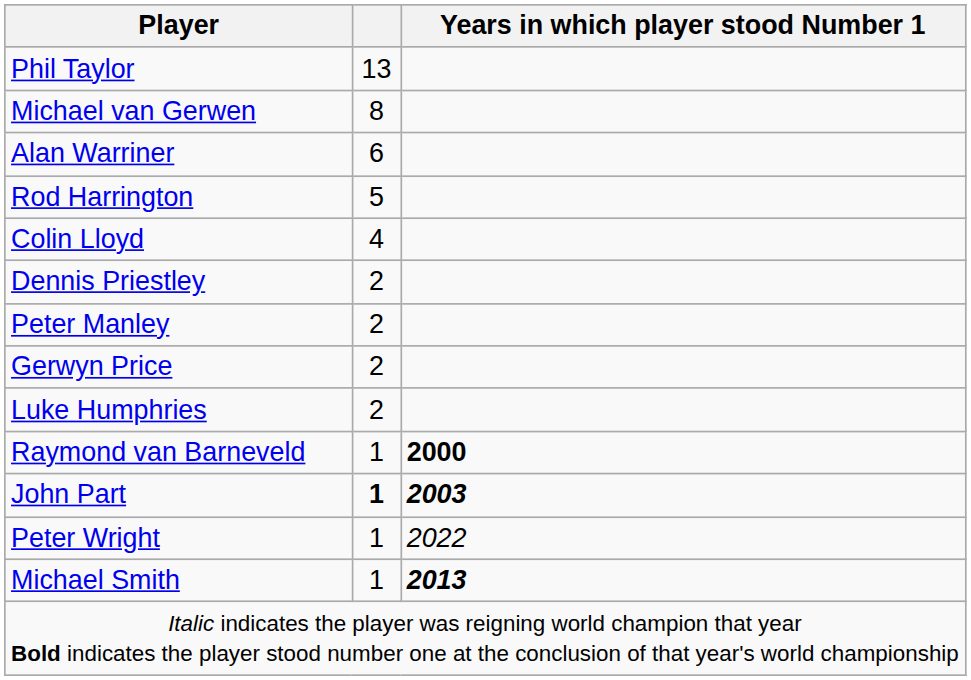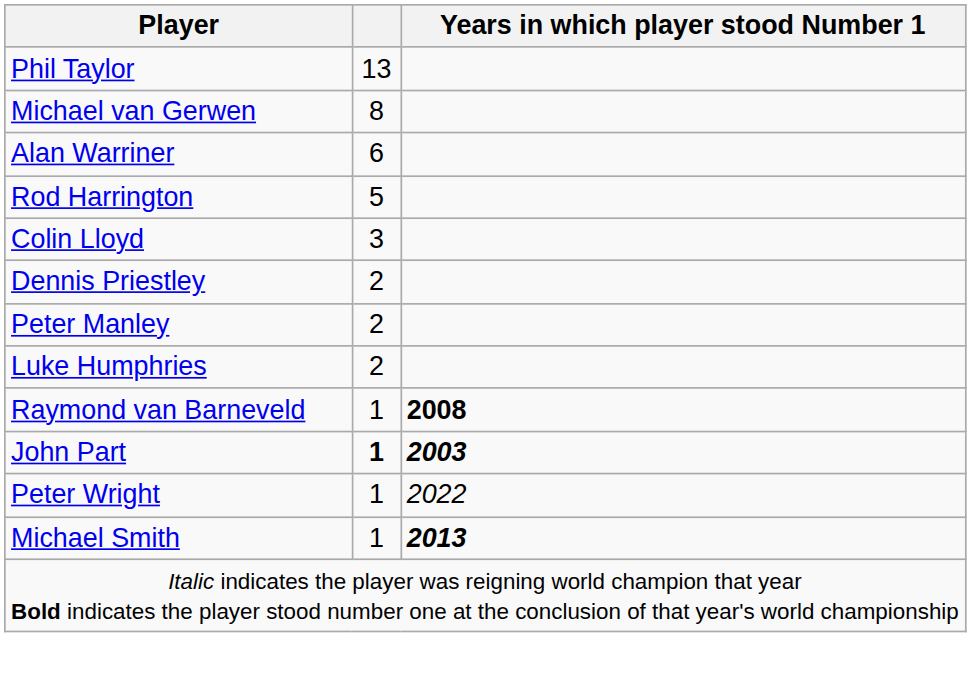(377, 238) 4 -> (377, 238) 3
- row: (92, 366)
(437, 452) 2000 -> (437, 409) 2008
